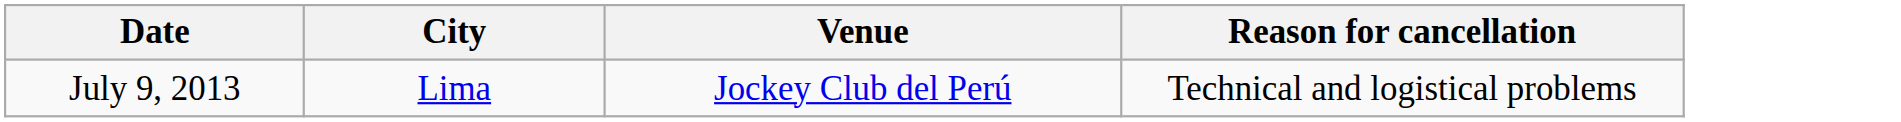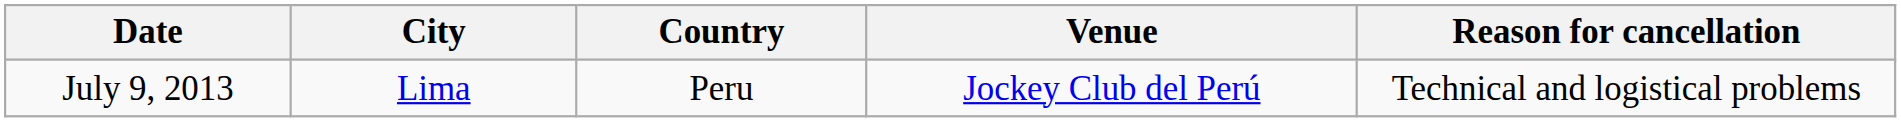+ column: (721, 32)
